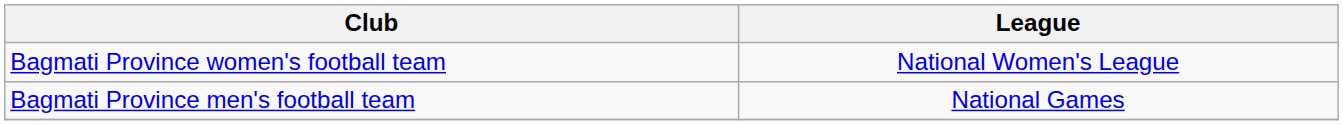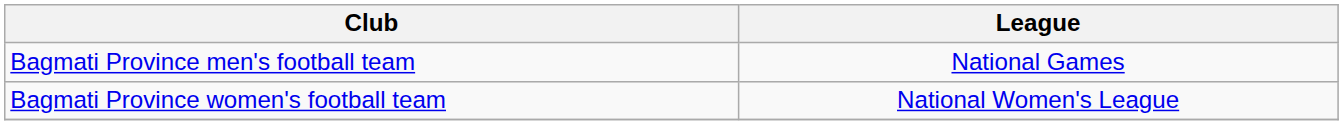rows swapped: (213, 100) <-> (228, 61)
